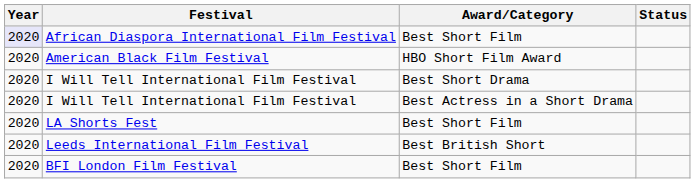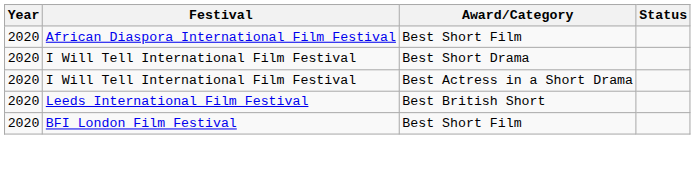(24, 37) lavender background -> (24, 37) no background
- row: (157, 59)
- row: (102, 123)
